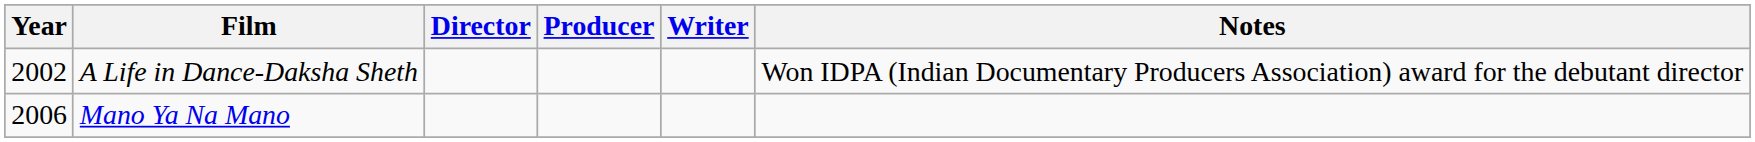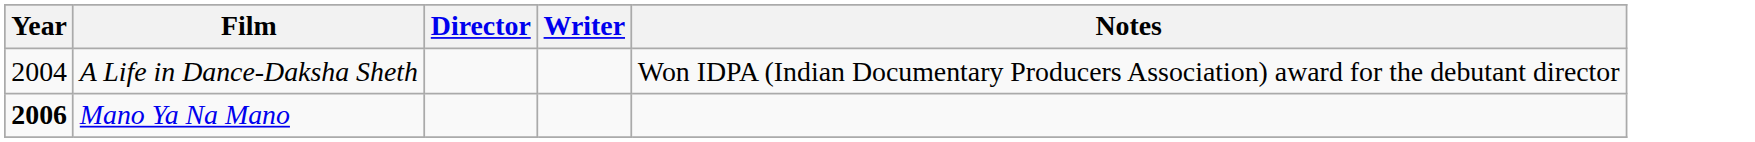- column: (599, 26)
(39, 70) 2002 -> (39, 70) 2004
(39, 114) normal -> (39, 114) bold
